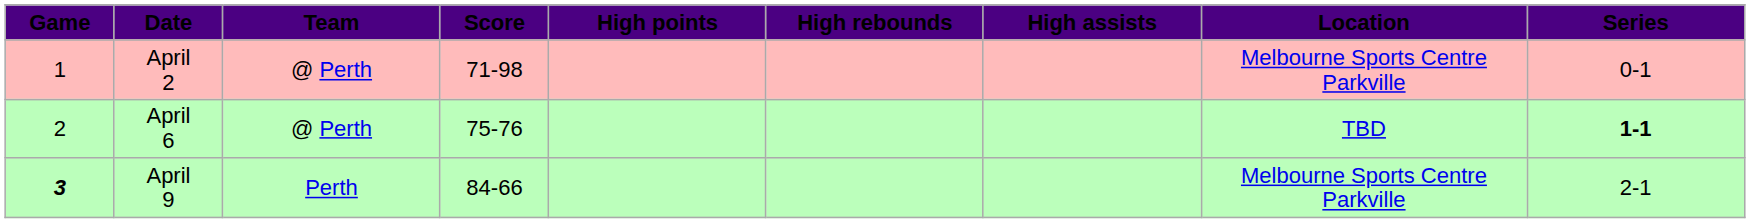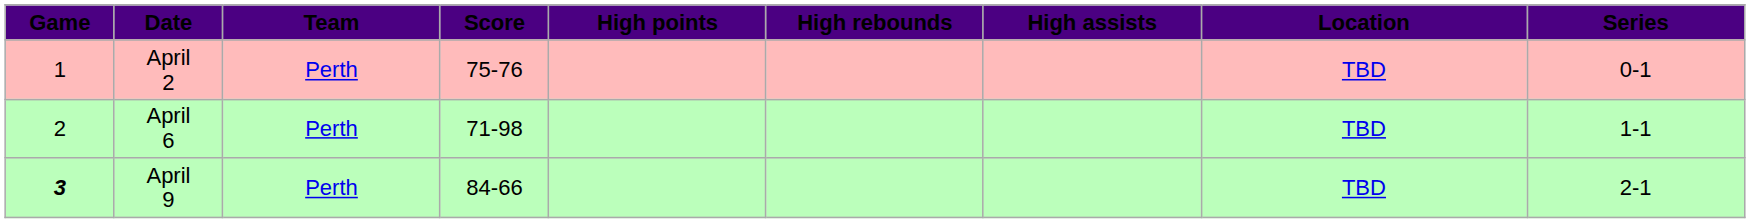(331, 70) @ Perth -> (331, 70) Perth
(495, 70) 71-98 -> (495, 70) 75-76
(1364, 70) Melbourne Sports Centre Parkville -> (1364, 70) TBD
(331, 129) @ Perth -> (331, 129) Perth
(495, 129) 75-76 -> (495, 129) 71-98
(1636, 129) bold -> (1636, 129) normal
(1364, 188) Melbourne Sports Centre Parkville -> (1364, 188) TBD
